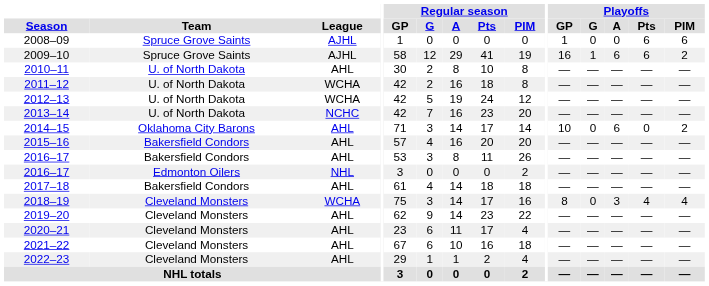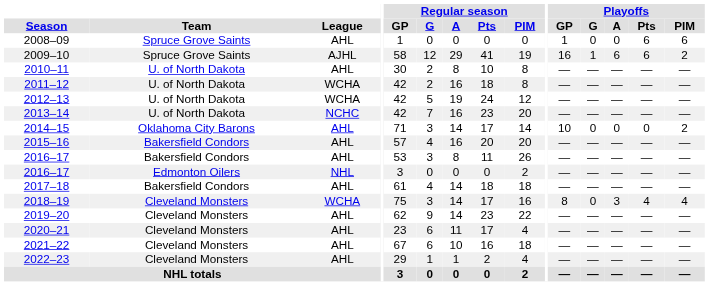(342, 40) AJHL -> (342, 40) AHL
(617, 128) 6 -> (617, 128) 0
